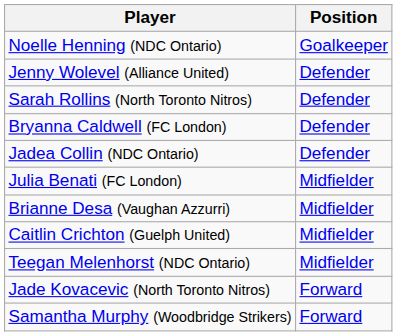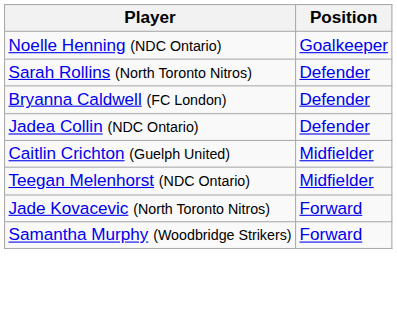- row: (119, 72)
- row: (95, 180)
- row: (119, 208)
